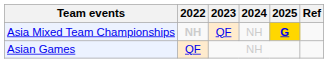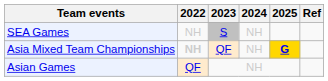+ row: (38, 32)
